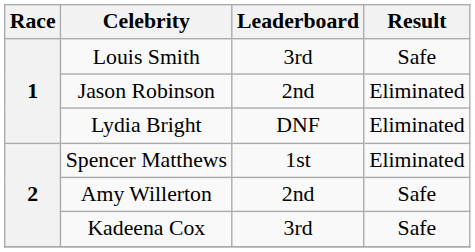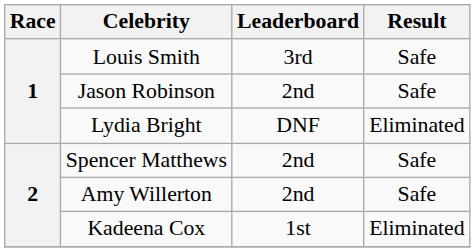(417, 90) Eliminated -> (417, 90) Safe
(298, 159) 1st -> (298, 159) 2nd
(417, 159) Eliminated -> (417, 159) Safe
(298, 228) 3rd -> (298, 228) 1st
(417, 228) Safe -> (417, 228) Eliminated
